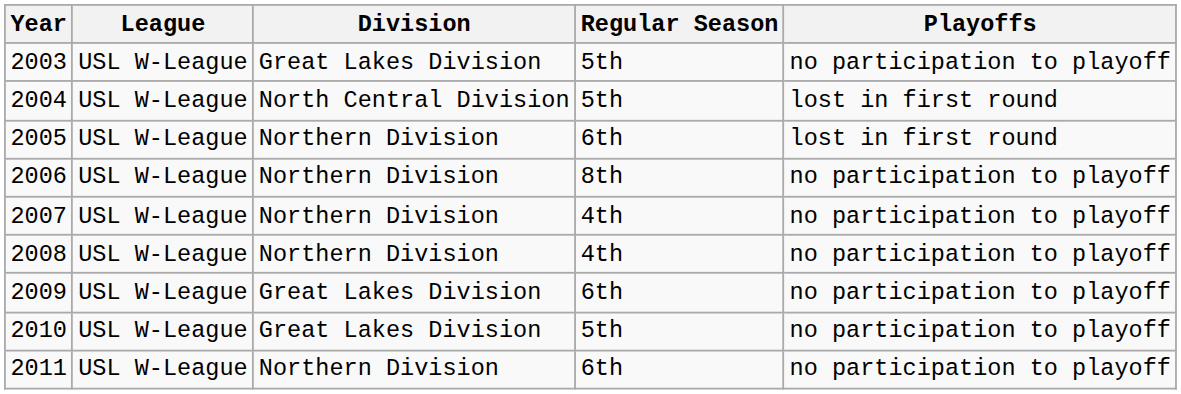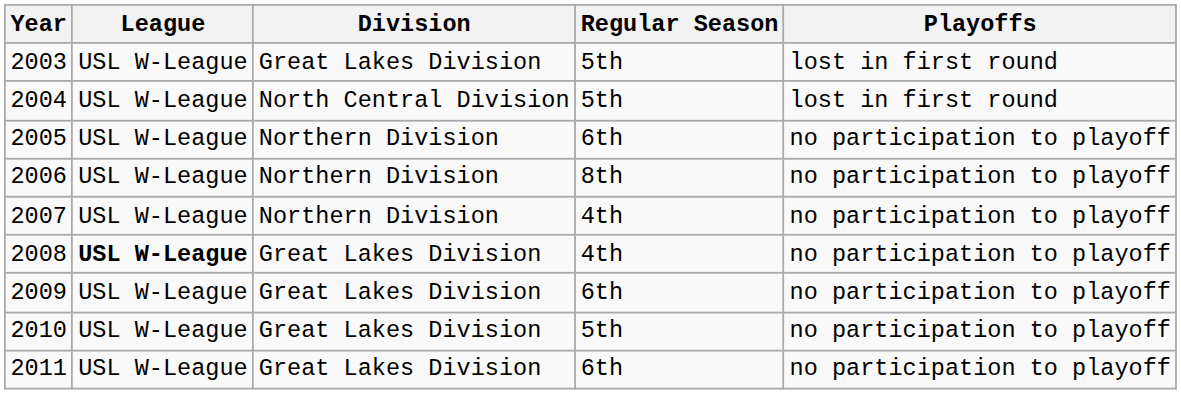(980, 62) no participation to playoff -> (924, 62) lost in first round
(924, 139) lost in first round -> (980, 139) no participation to playoff
(163, 254) normal -> (163, 254) bold
(379, 254) Northern Division -> (400, 254) Great Lakes Division
(379, 369) Northern Division -> (400, 369) Great Lakes Division
